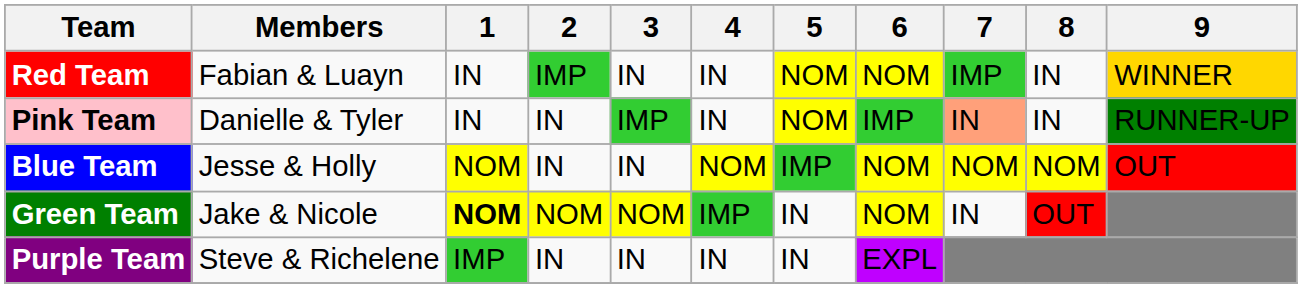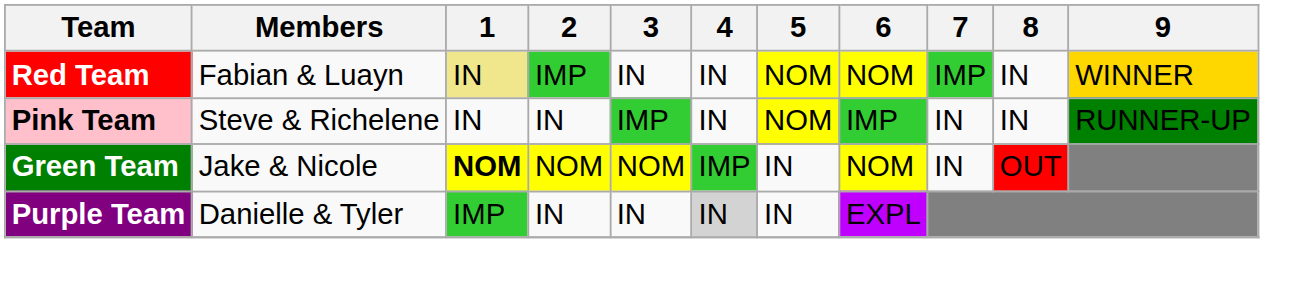(468, 74) no background -> (468, 74) khaki background
(301, 120) Danielle & Tyler -> (319, 120) Steve & Richelene
(965, 120) lightsalmon background -> (949, 120) no background
- row: (85, 167)
(319, 259) Steve & Richelene -> (301, 213) Danielle & Tyler
(713, 259) no background -> (713, 213) lightgrey background
